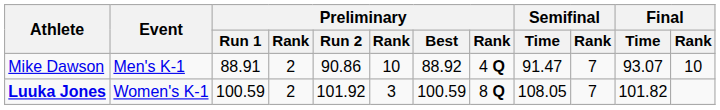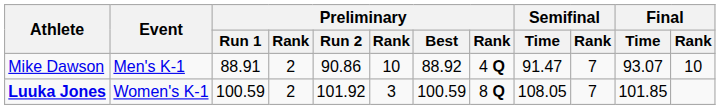(643, 92) 101.82 -> (643, 92) 101.85
